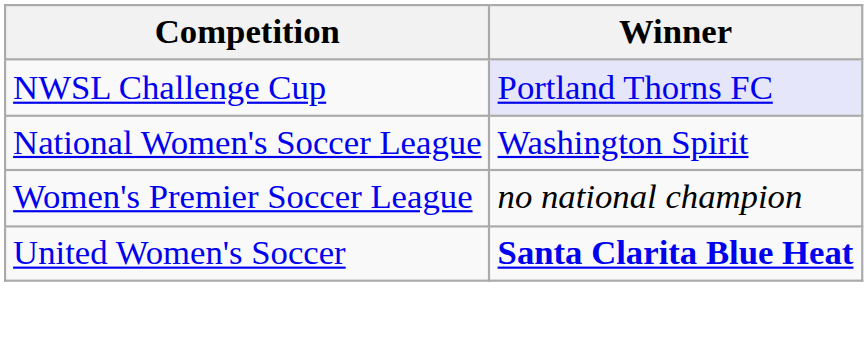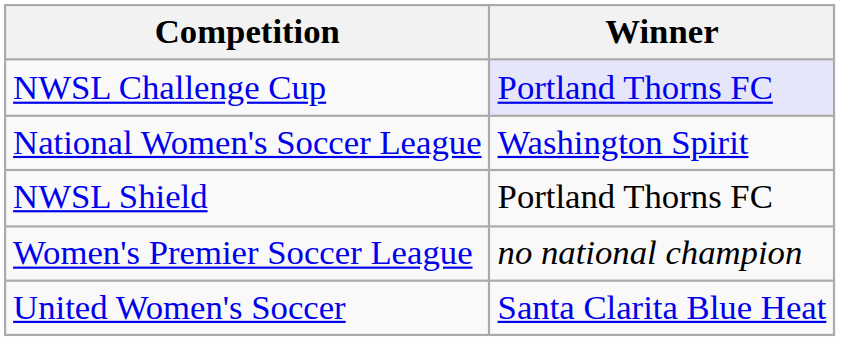+ row: (110, 197)
(676, 252) bold -> (662, 307) normal
